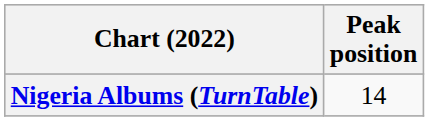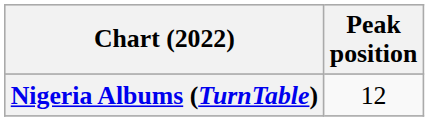(374, 94) 14 -> (374, 94) 12
